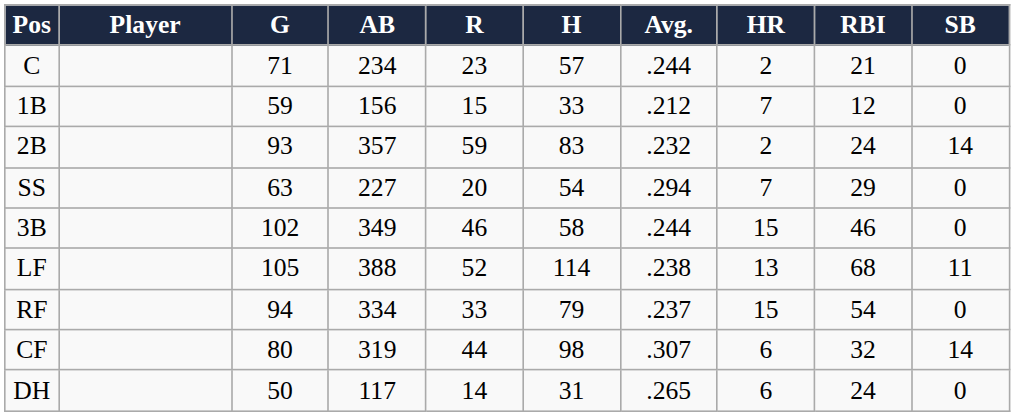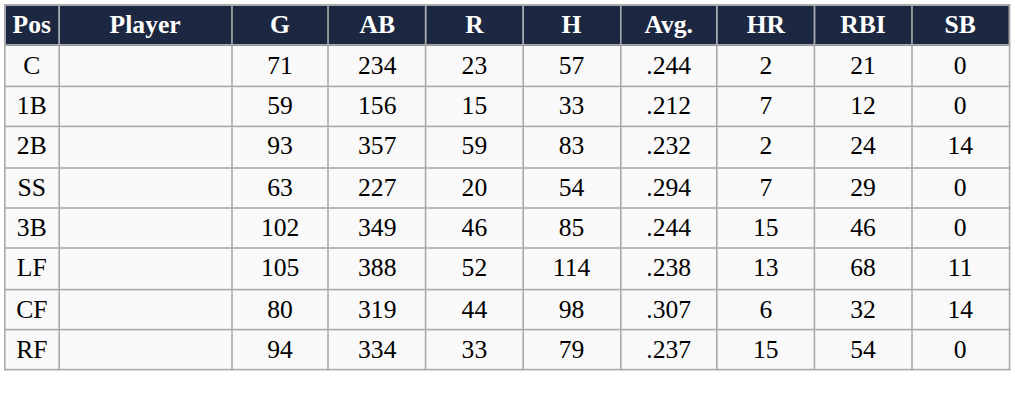(572, 227) 58 -> (572, 227) 85
rows swapped: (32, 349) <-> (32, 308)
- row: (32, 390)
